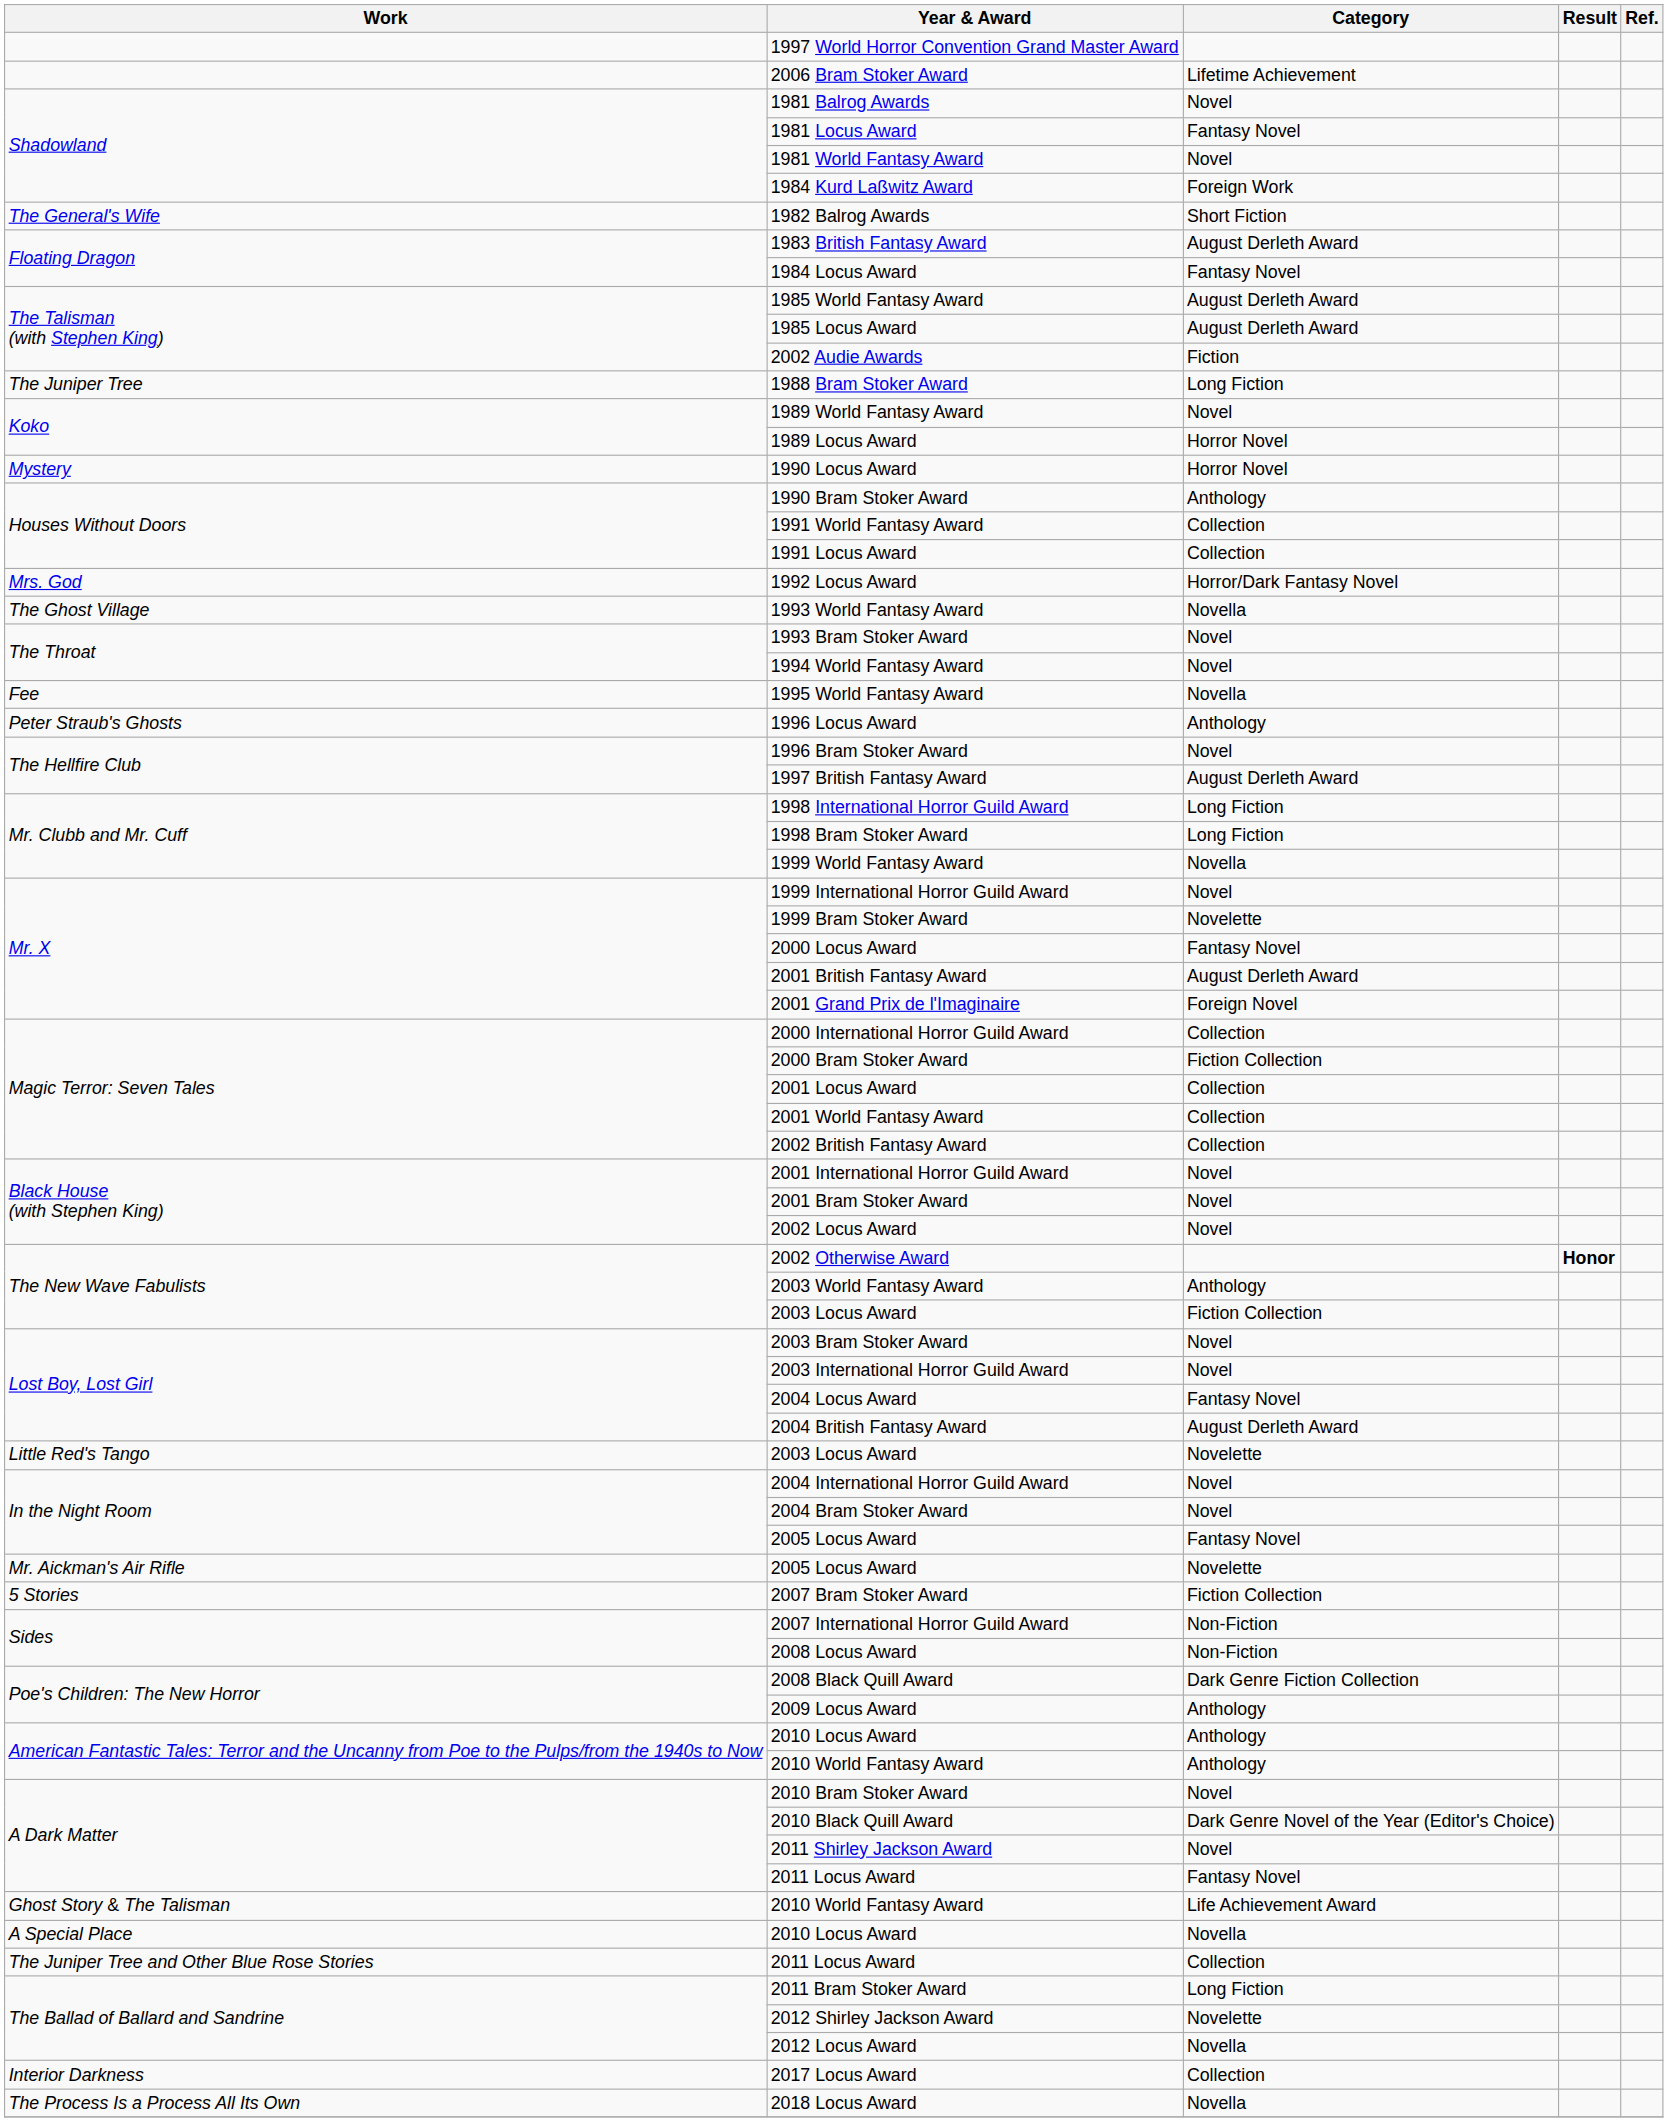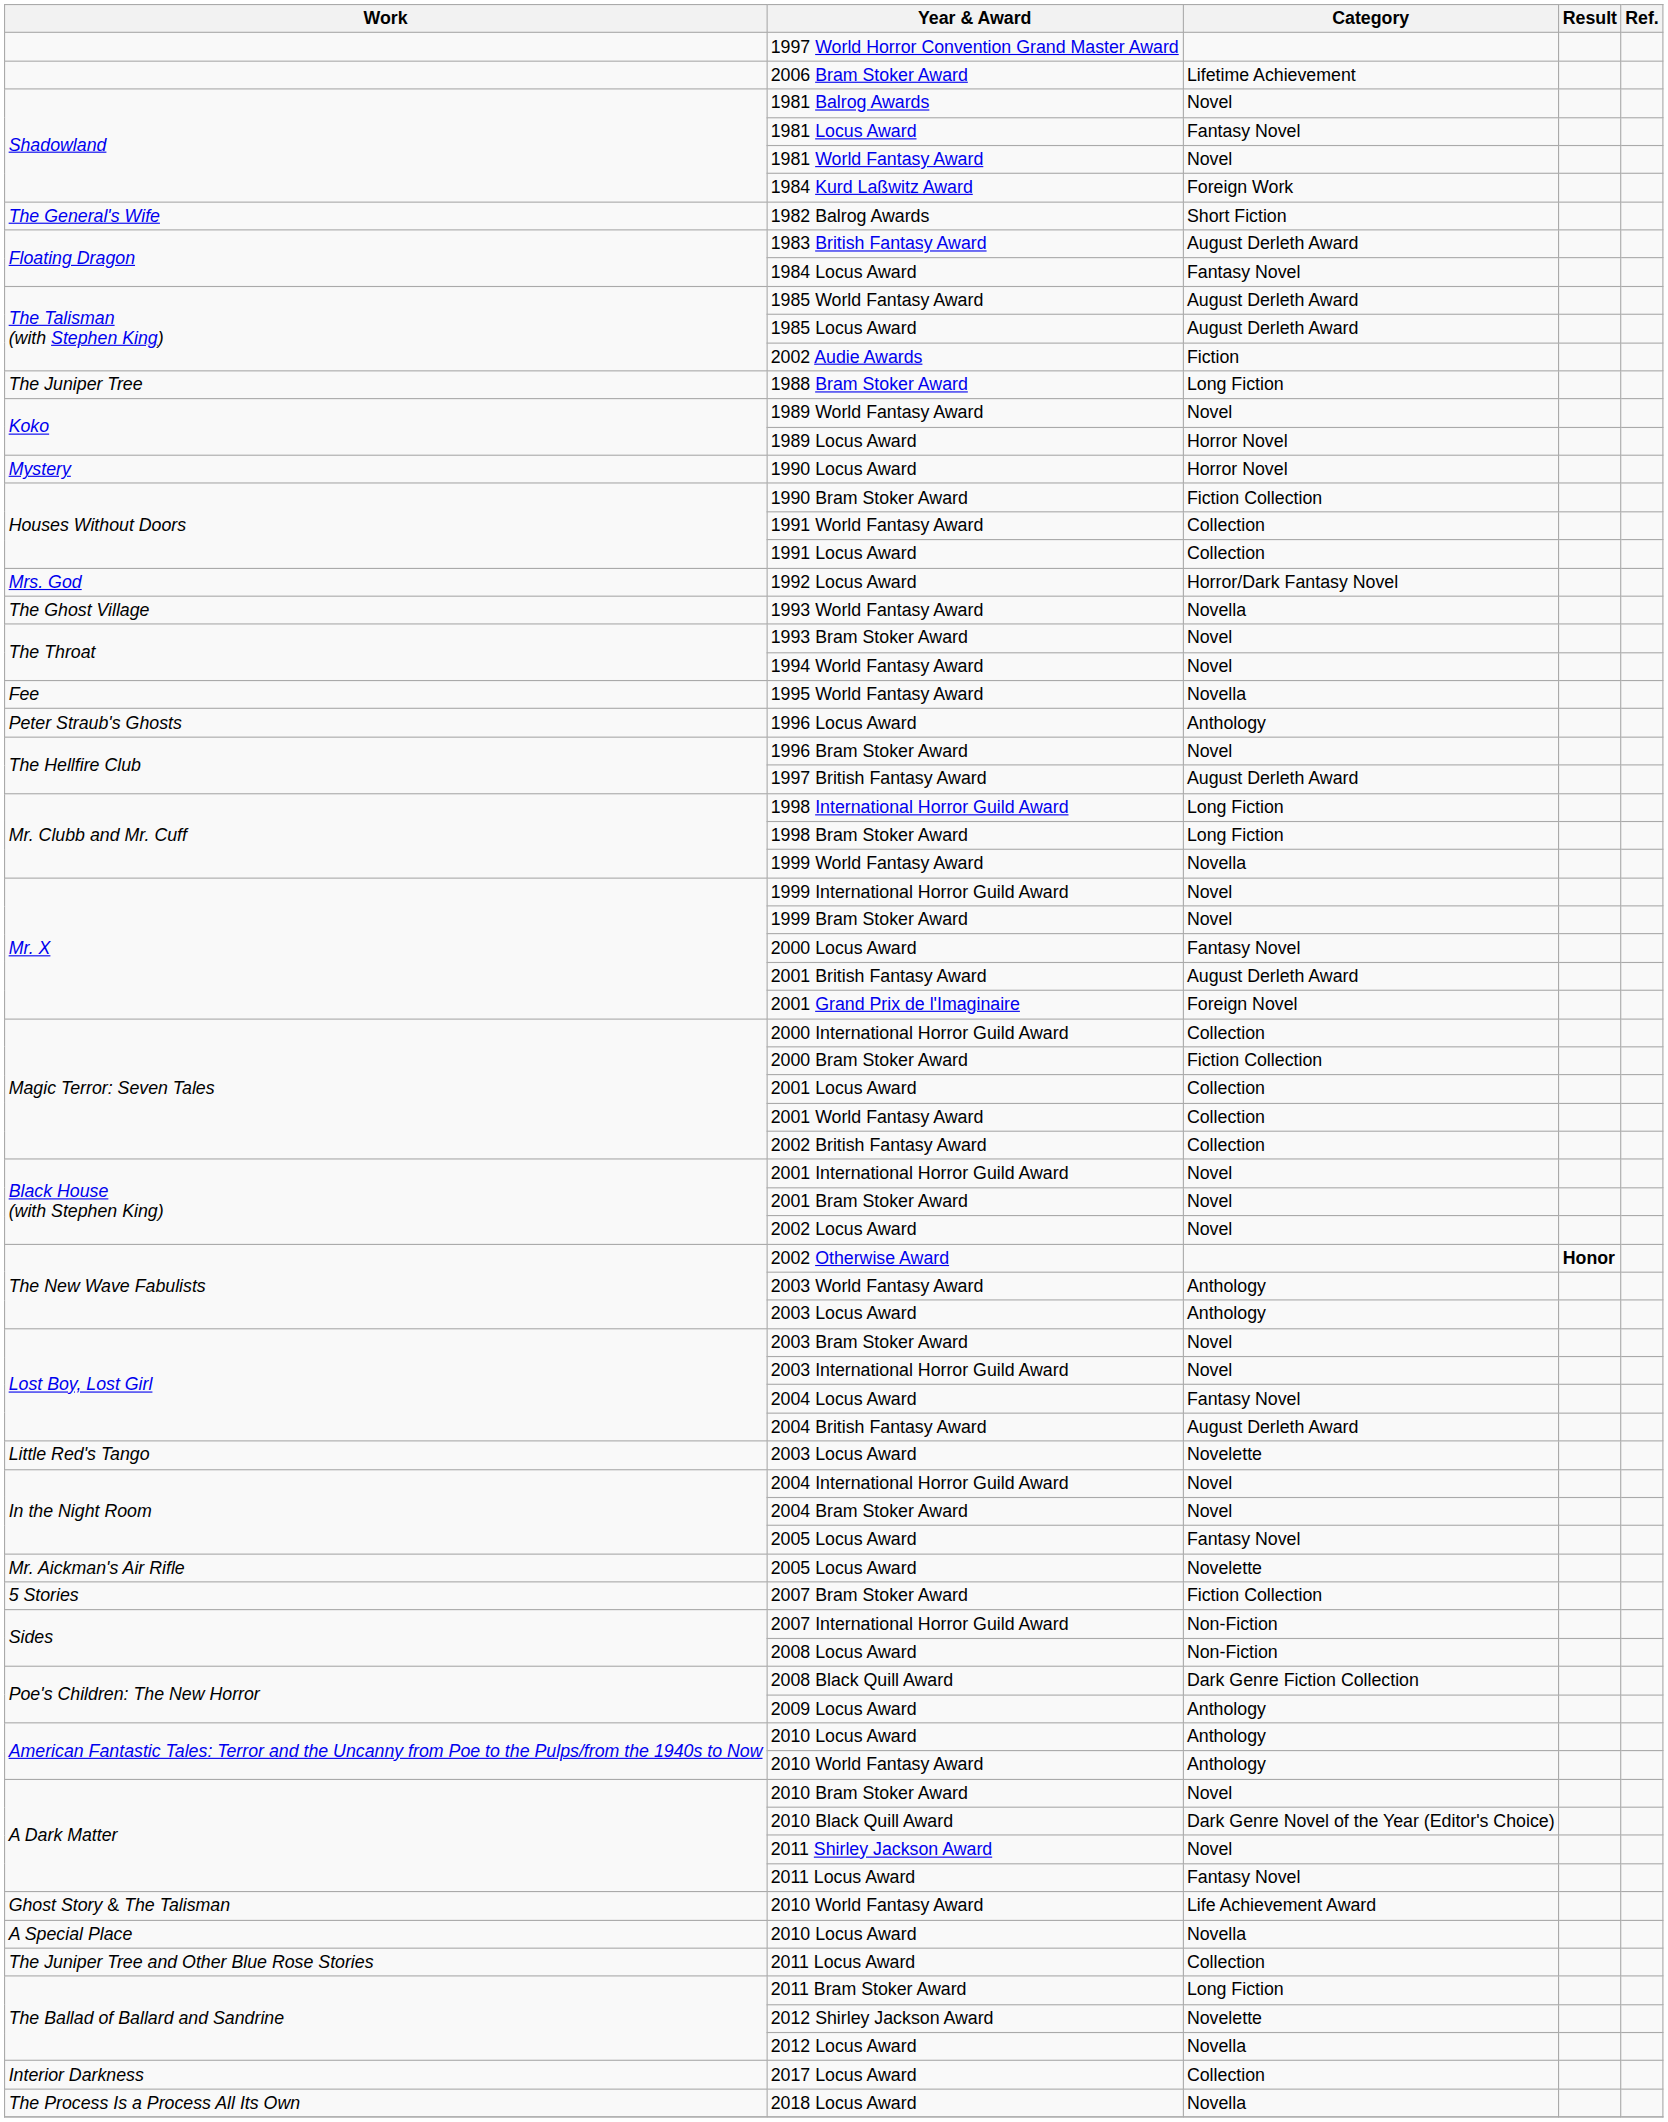(1226, 497) Anthology -> (1255, 497) Fiction Collection
(1224, 919) Novelette -> (1210, 919) Novel
(1255, 1314) Fiction Collection -> (1226, 1314) Anthology
